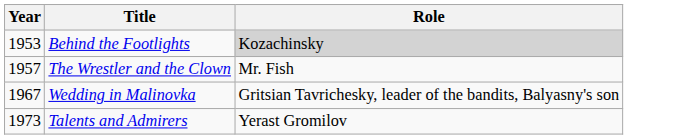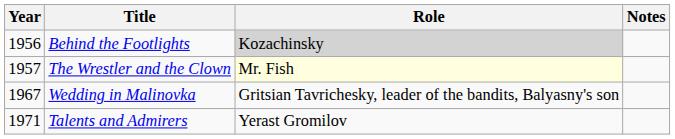+ column: (646, 17)
(25, 43) 1953 -> (25, 43) 1956
(266, 69) no background -> (266, 69) lightyellow background
(25, 120) 1973 -> (25, 120) 1971
